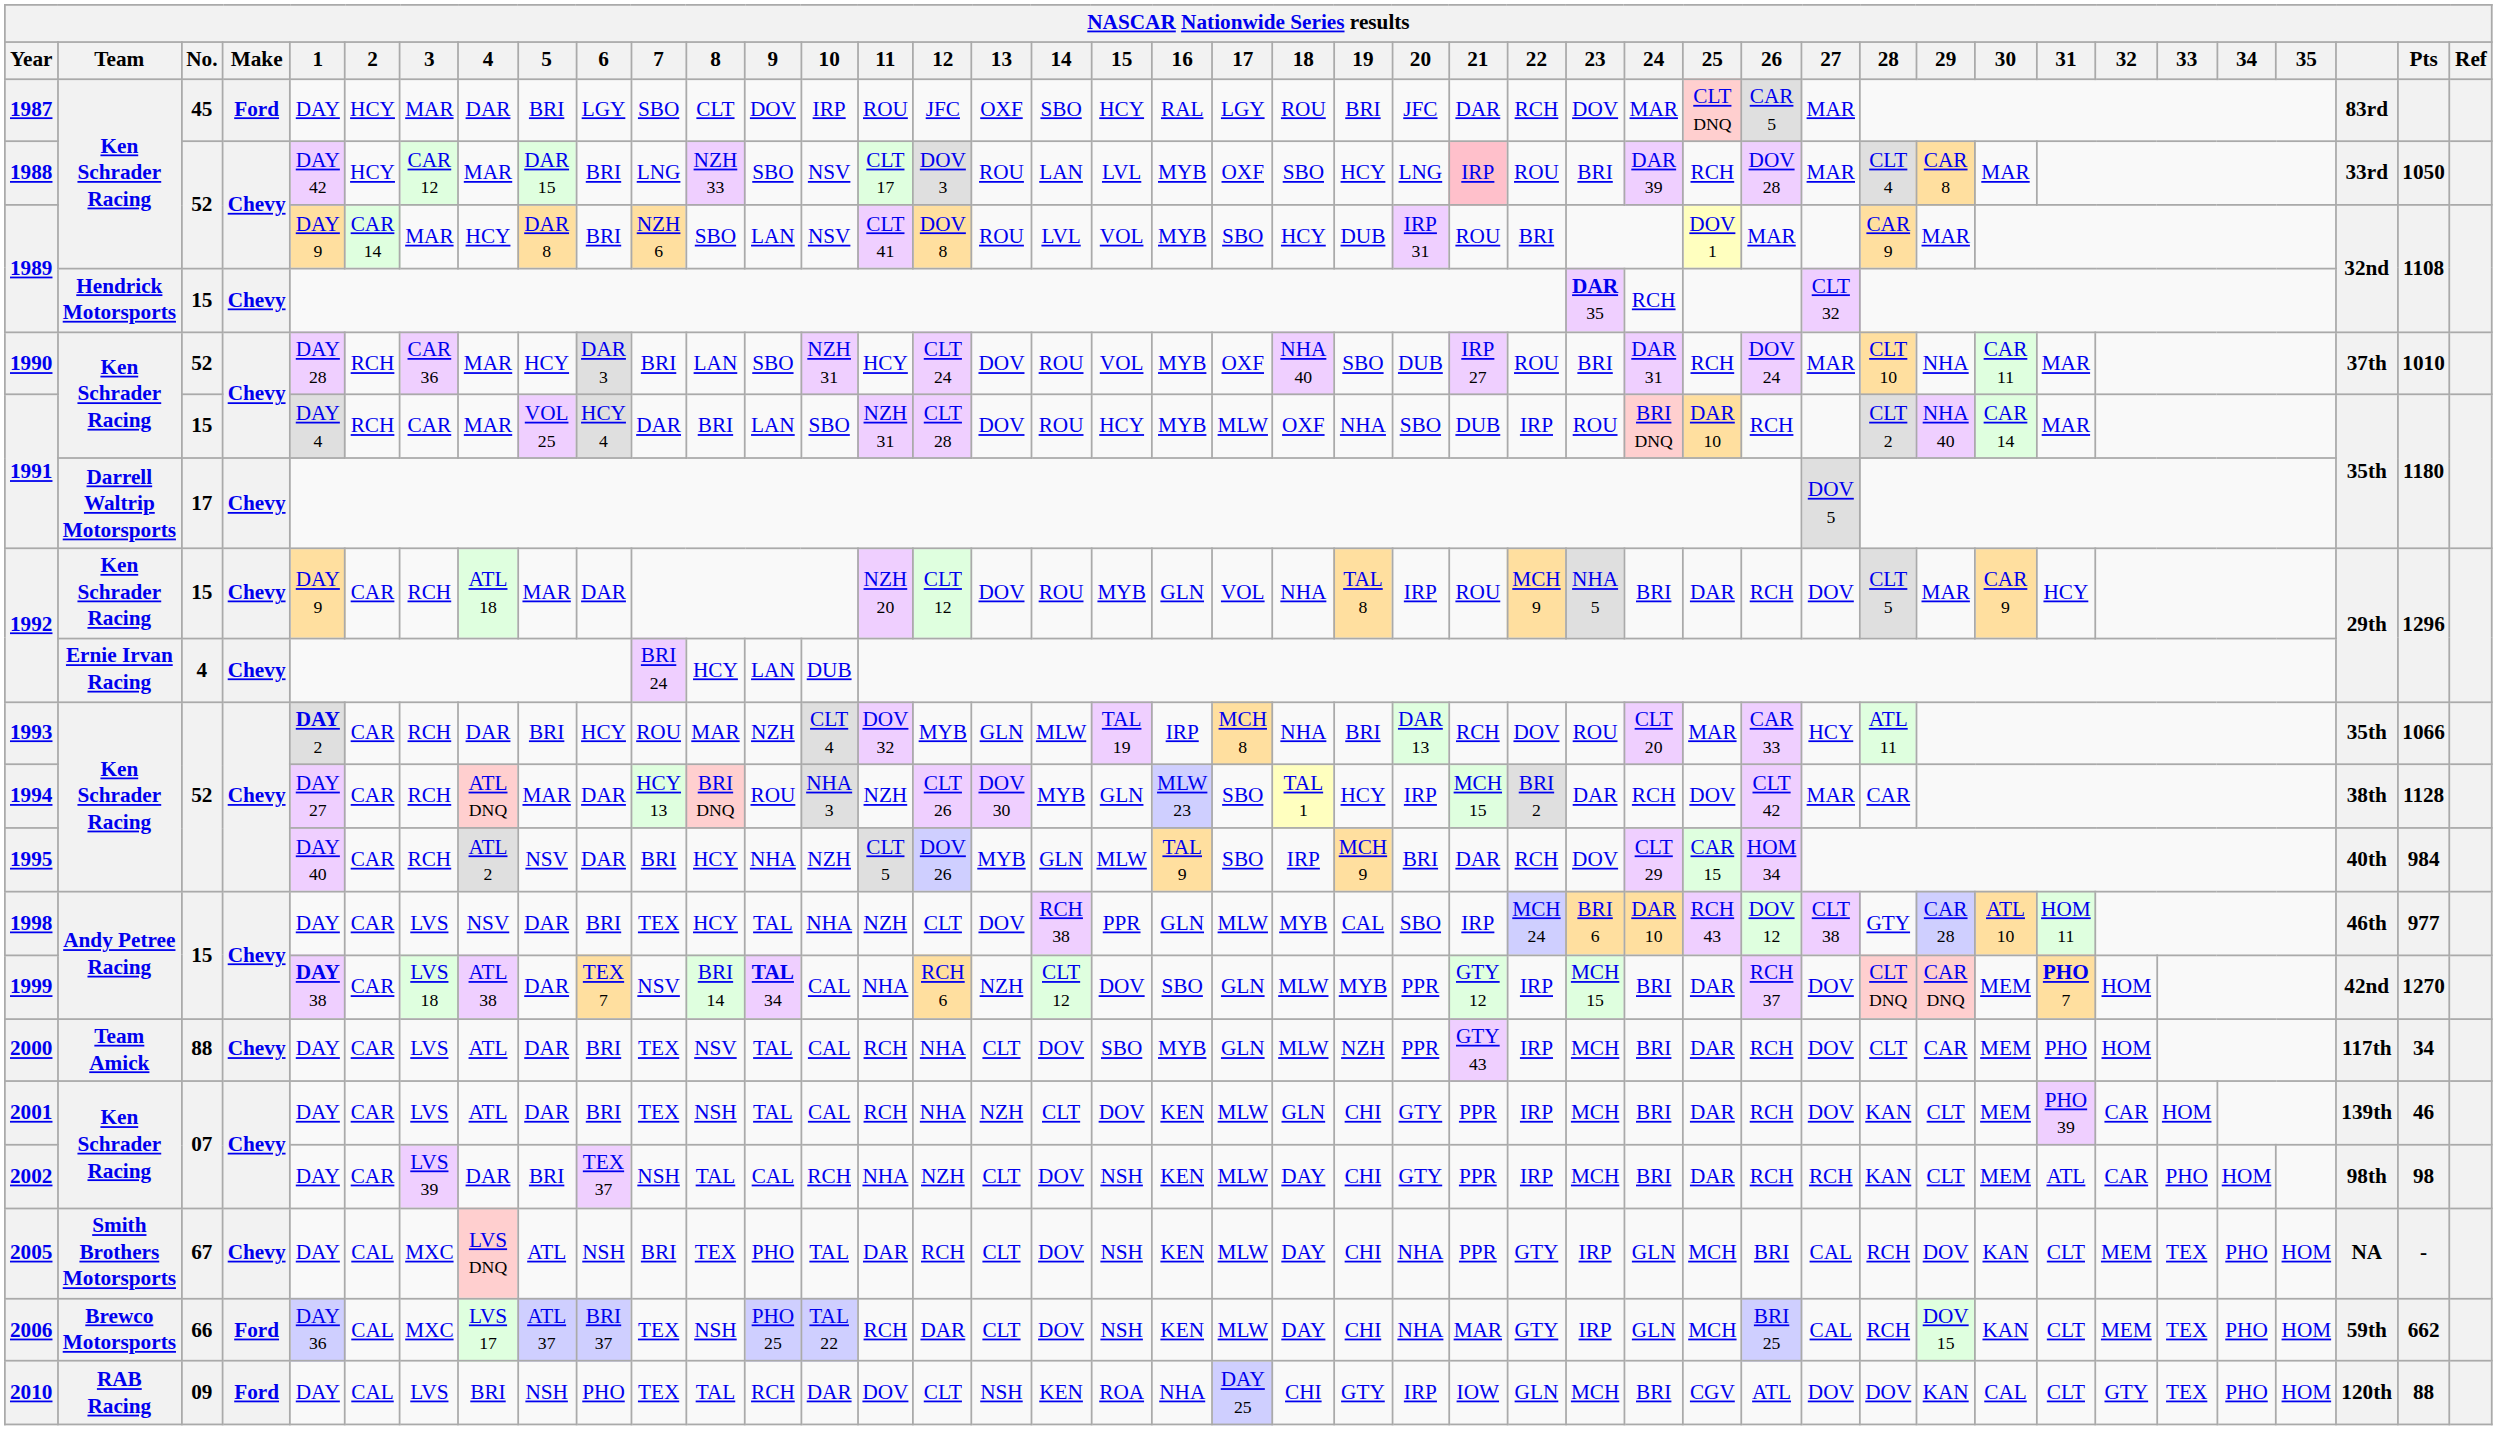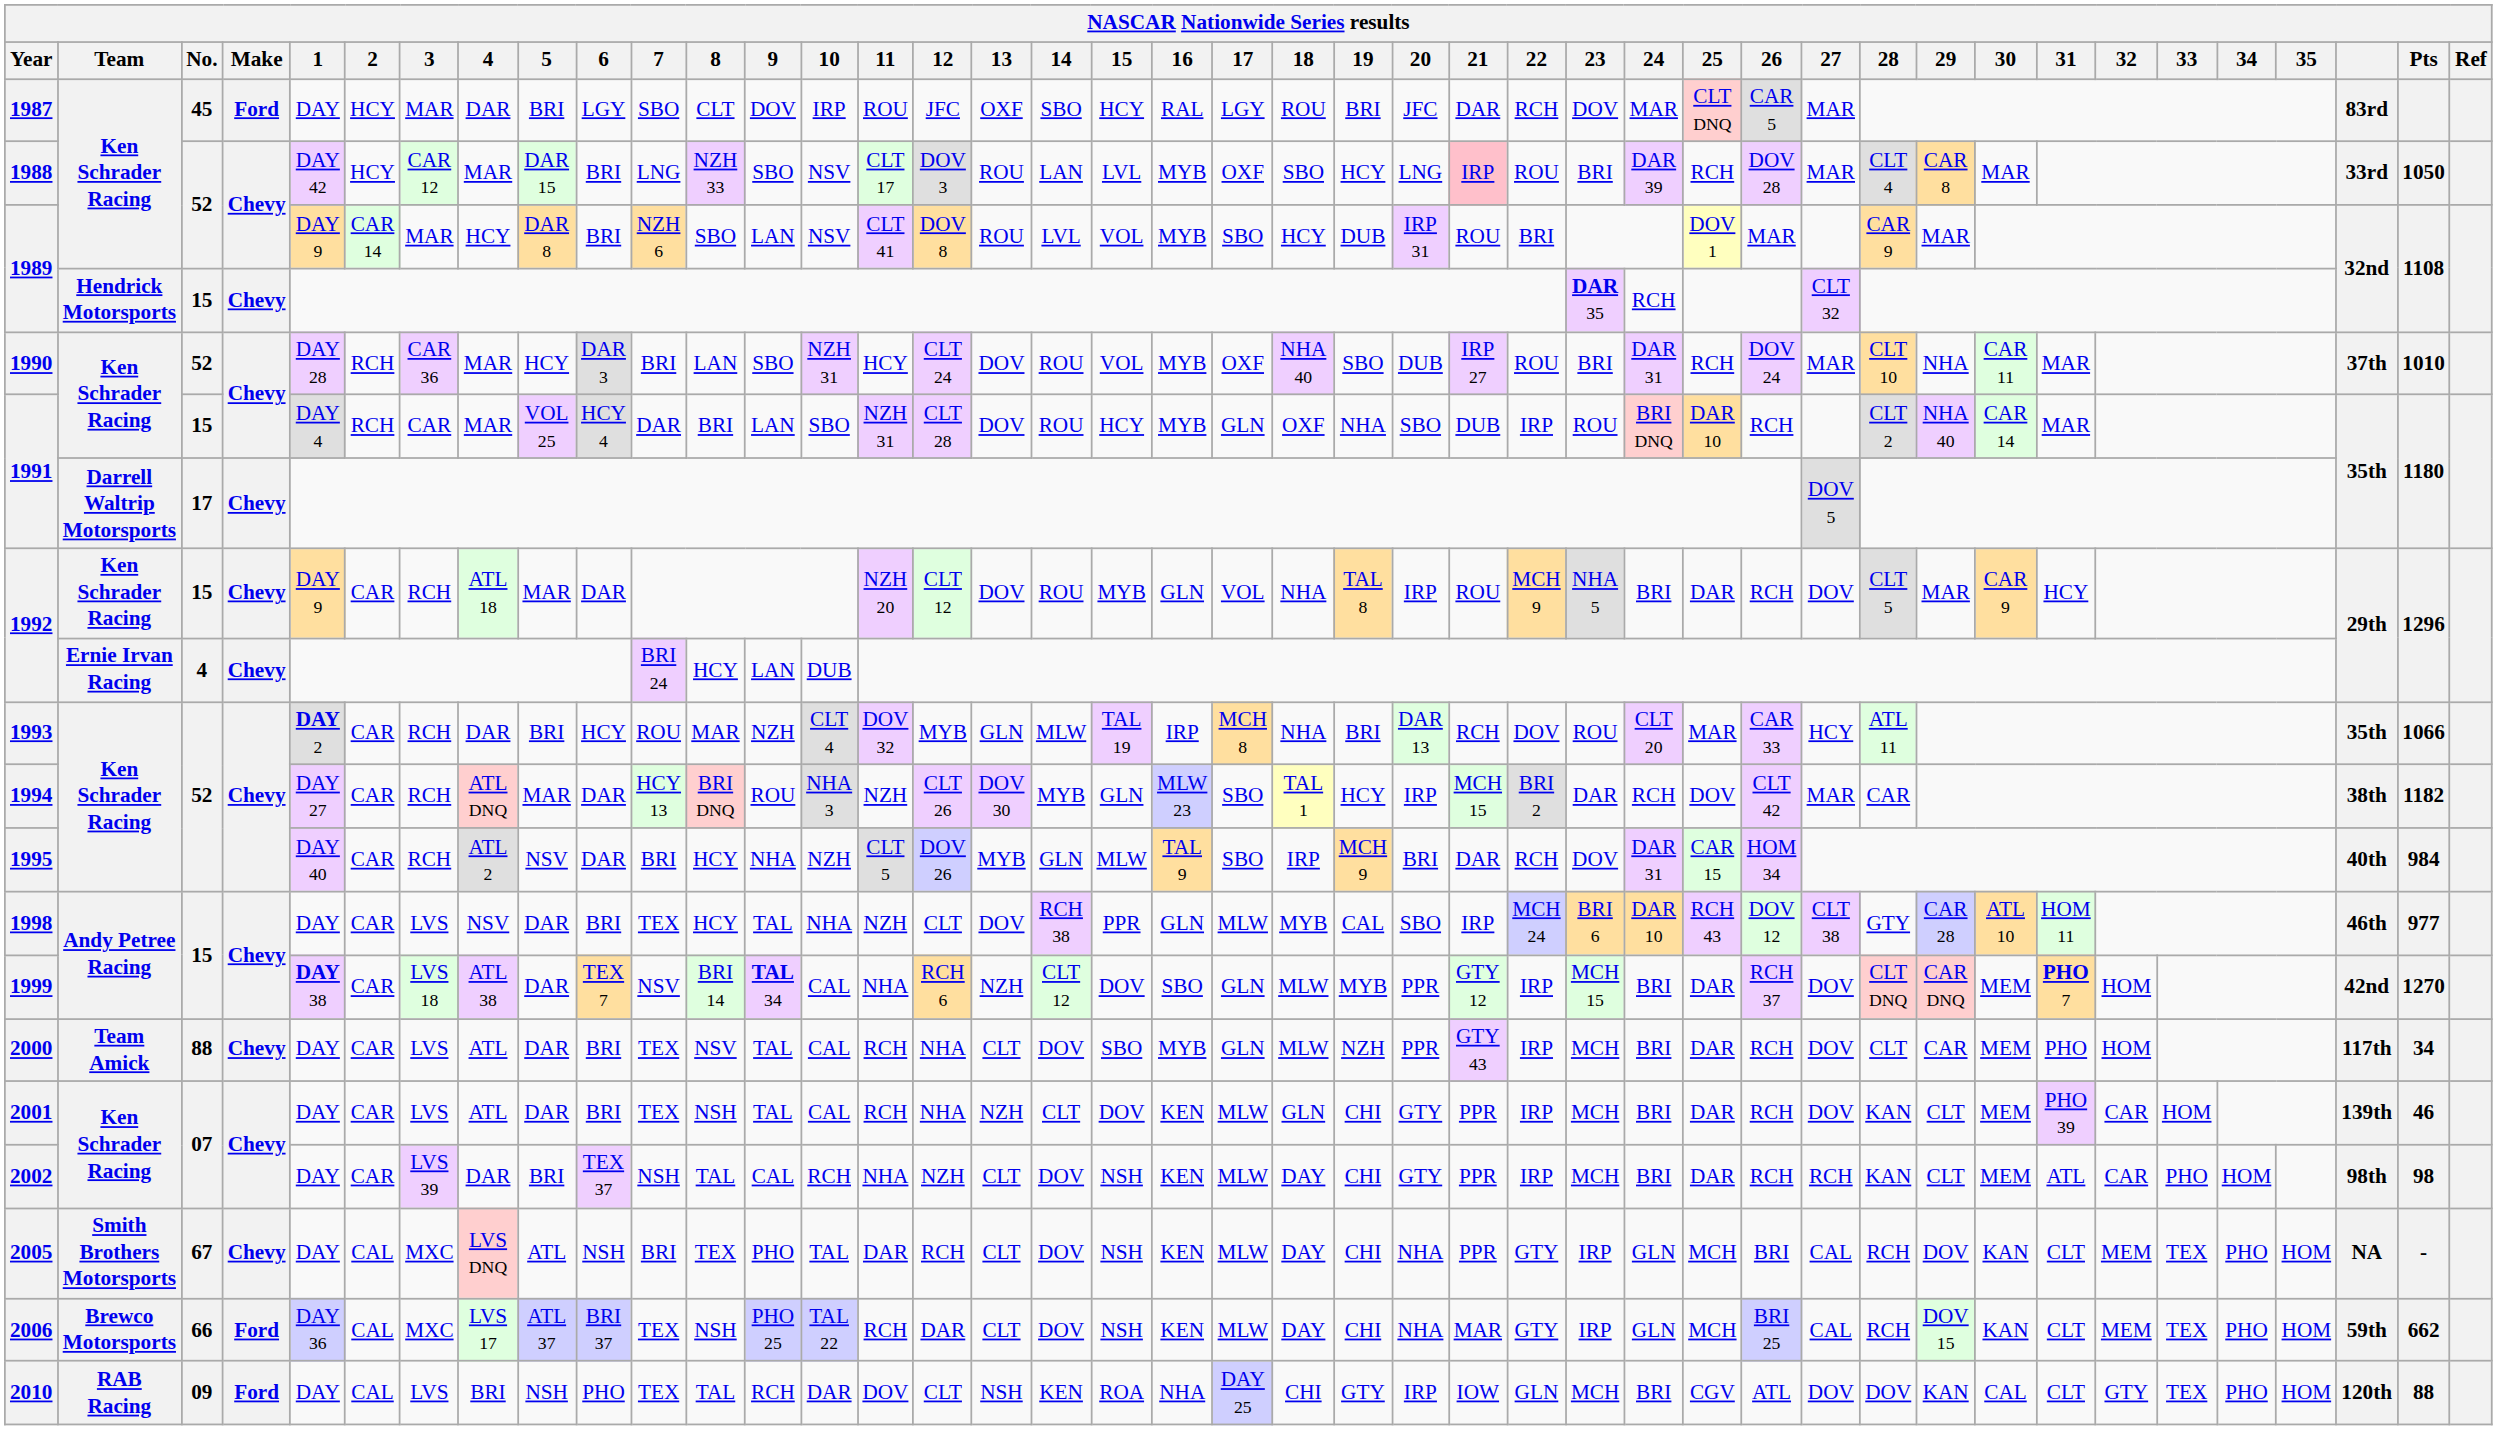(1243, 426) MLW -> (1243, 426) GLN
(2424, 796) 1128 -> (2424, 796) 1182
(1654, 858) CLT 29 -> (1654, 858) DAR 31
